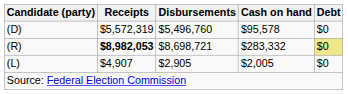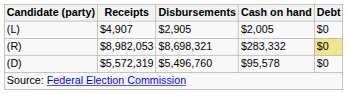rows swapped: (14, 30) <-> (13, 64)
(127, 47) bold -> (127, 47) normal
(185, 47) $8,698,721 -> (185, 47) $8,698,321
